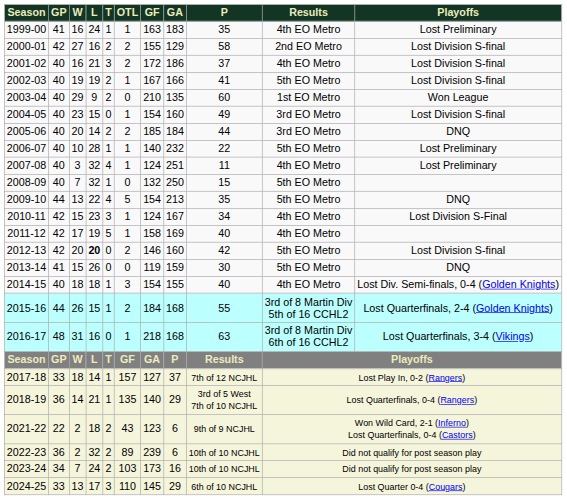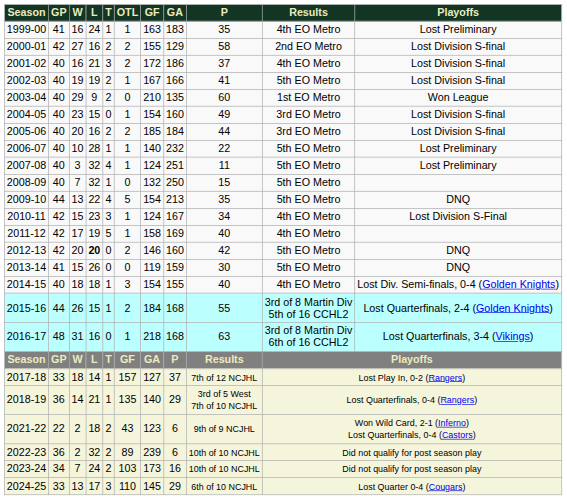(94, 132) 14 -> (94, 132) 16
(458, 132) DNQ -> (458, 132) Lost Division S-final
(309, 166) 4th EO Metro -> (309, 166) 5th EO Metro
(458, 251) Lost Division S-final -> (458, 251) DNQ
